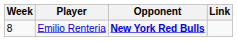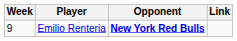(9, 28) 8 -> (9, 28) 9
